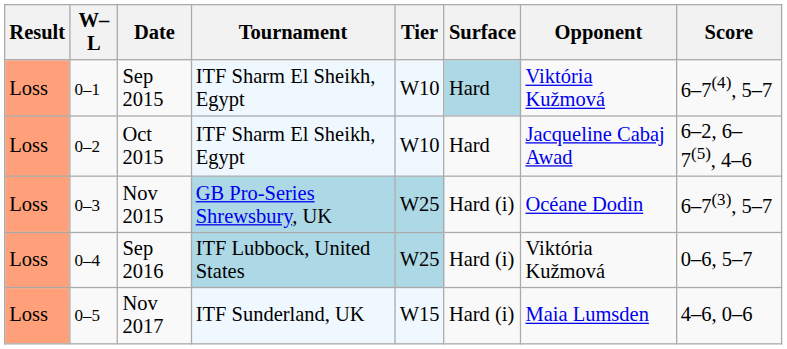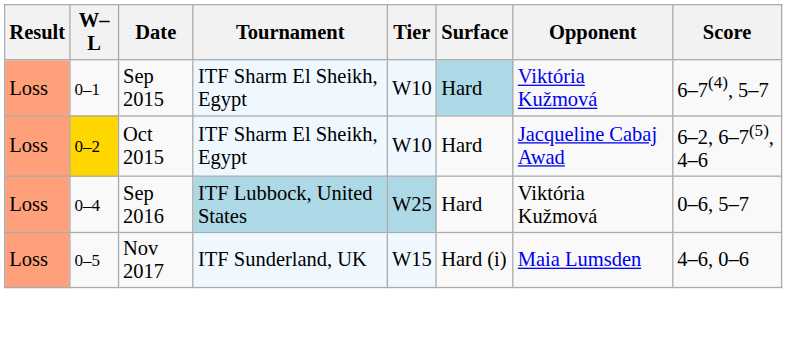(87, 147) no background -> (87, 147) gold background
- row: (143, 204)
(482, 259) Hard (i) -> (462, 204) Hard
